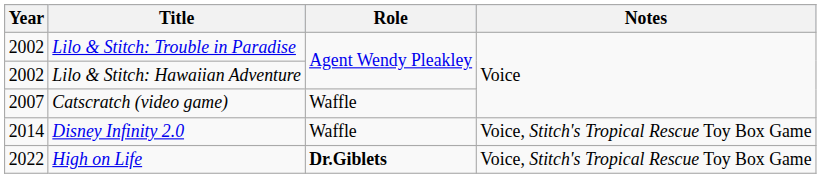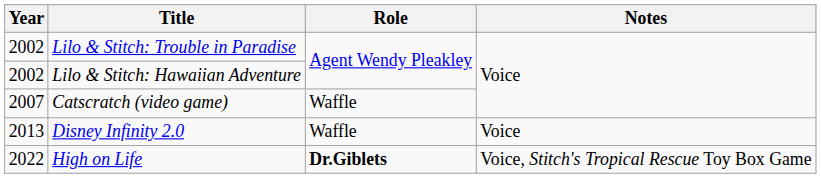(26, 131) 2014 -> (26, 131) 2013
(646, 131) Voice, Stitch's Tropical Rescue Toy Box Game -> (500, 131) Voice
